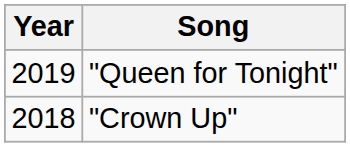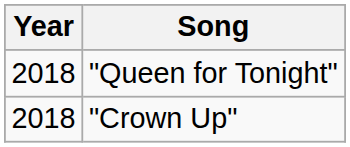(44, 73) 2019 -> (44, 73) 2018
